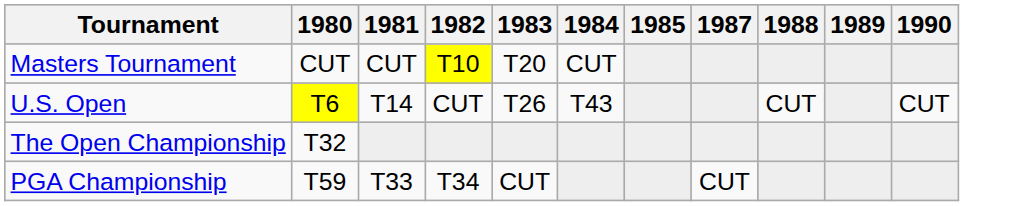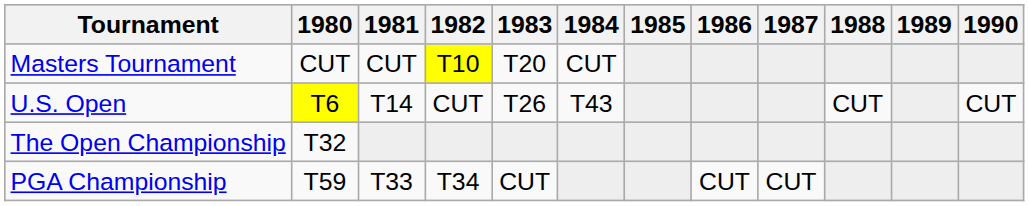+ column: (724, 25)
